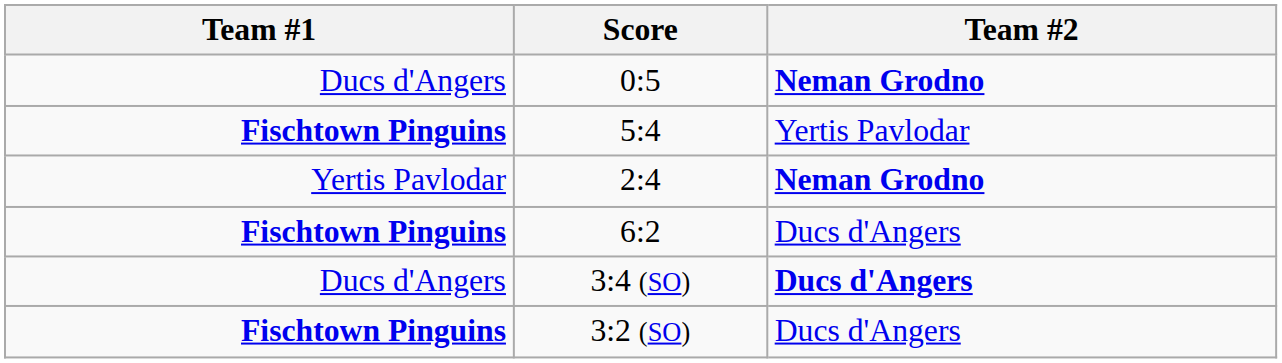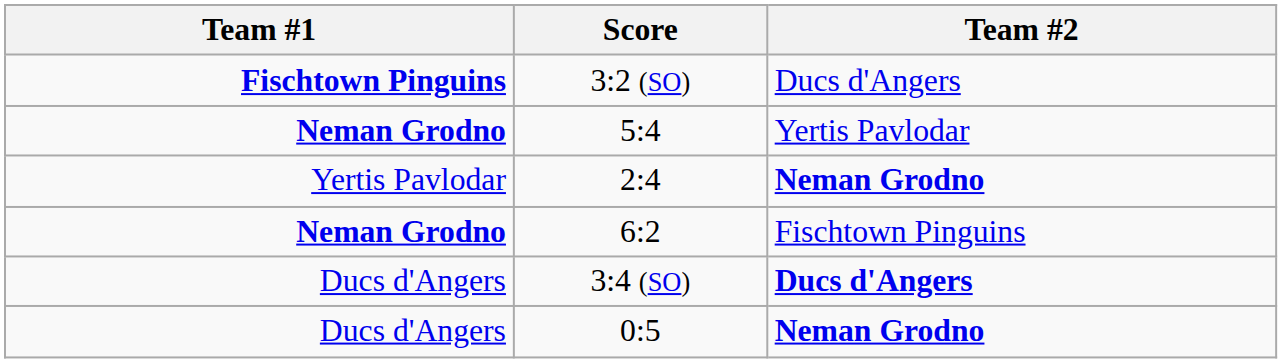rows swapped: (640, 79) <-> (640, 331)
(373, 130) Fischtown Pinguins -> (401, 130) Neman Grodno
(373, 230) Fischtown Pinguins -> (401, 230) Neman Grodno
(868, 230) Ducs d'Angers -> (900, 230) Fischtown Pinguins
